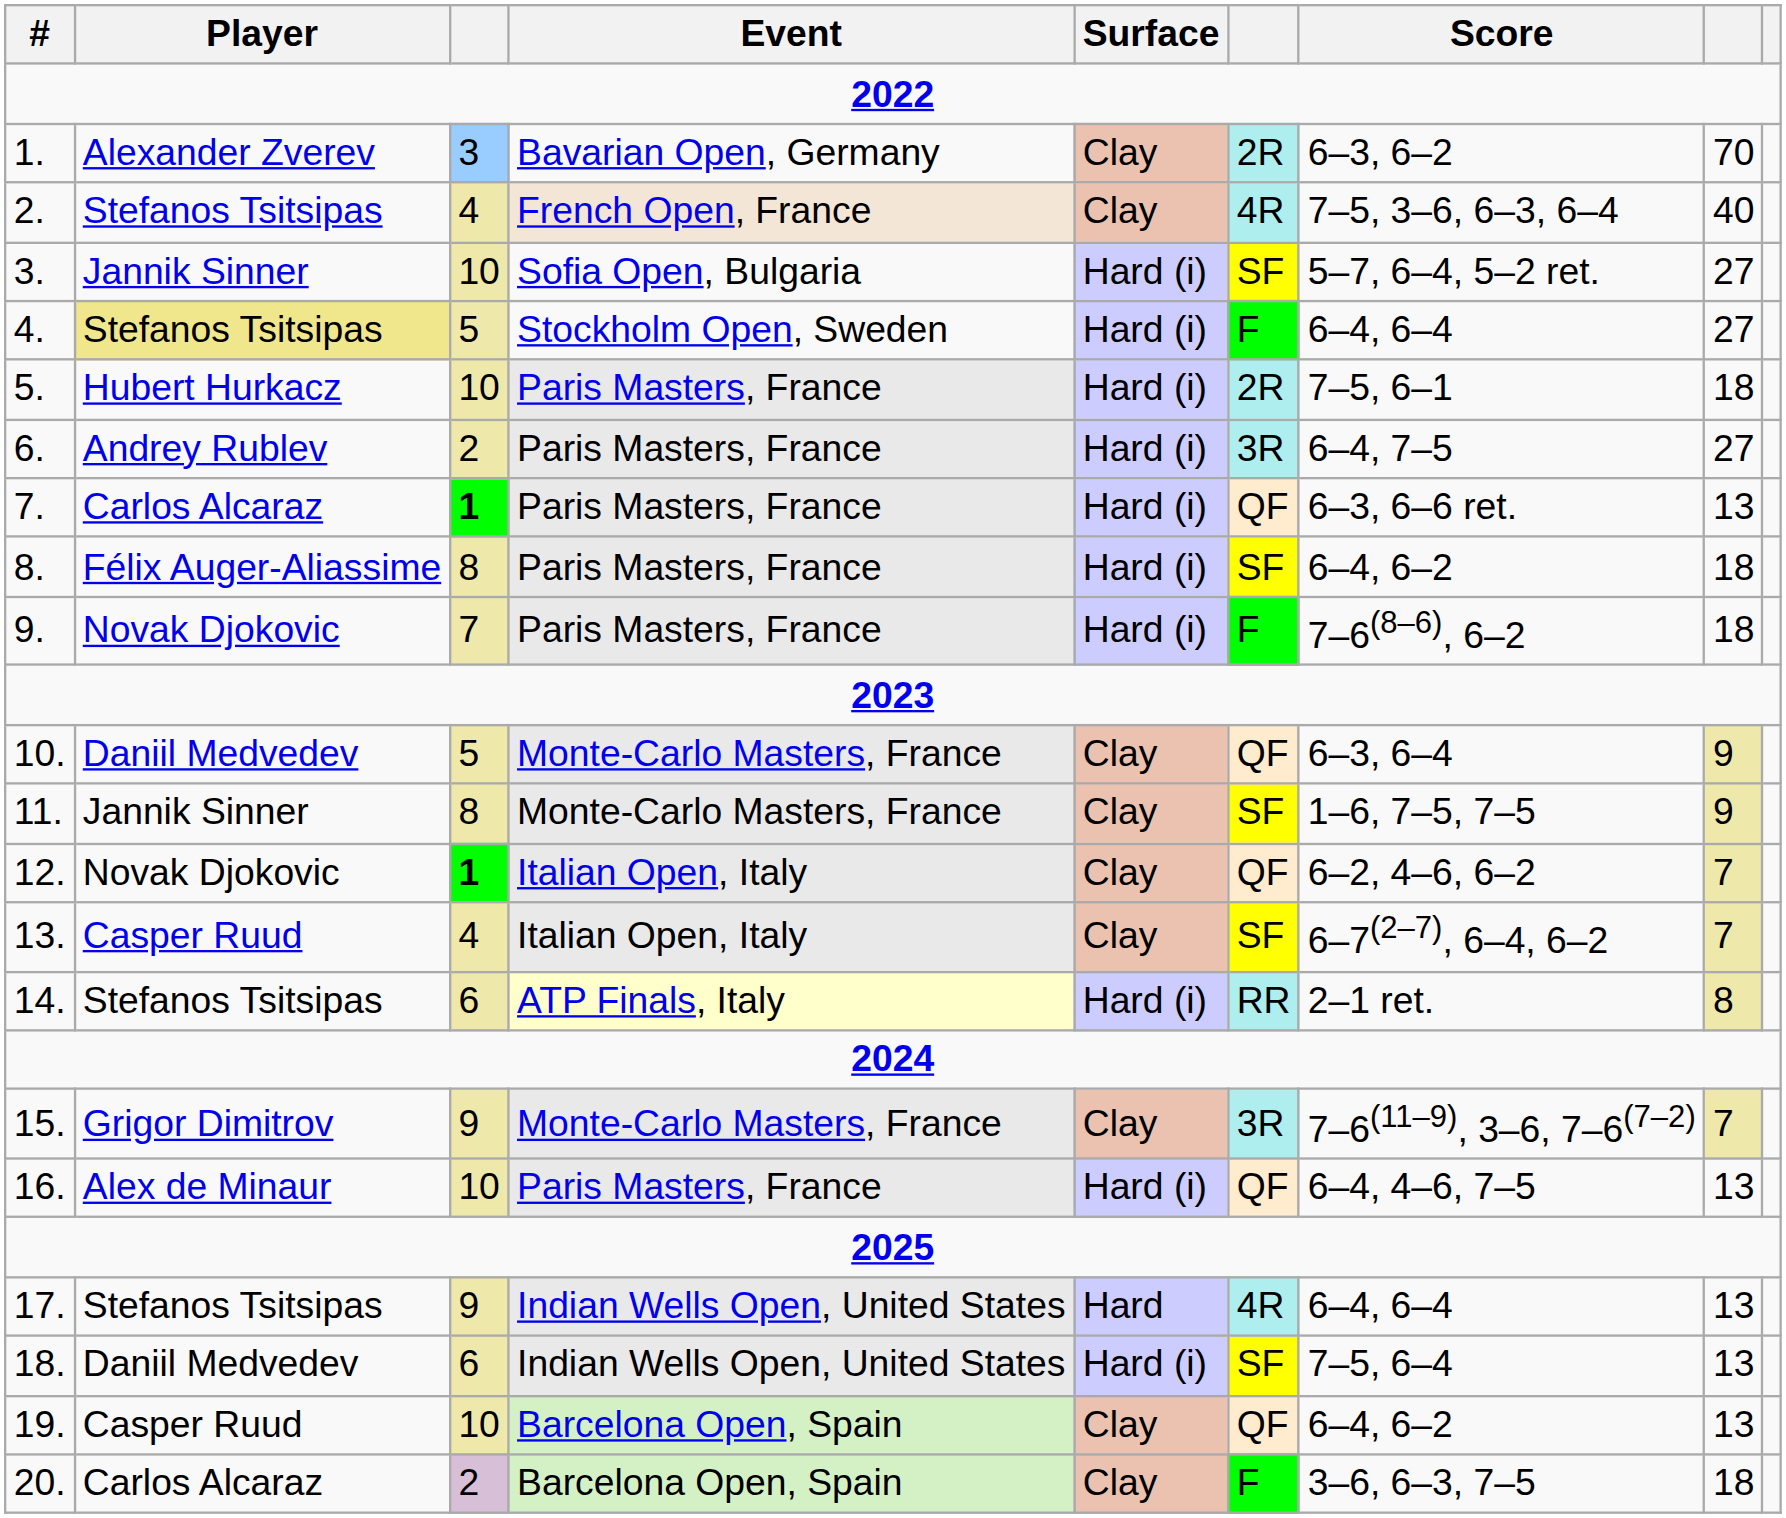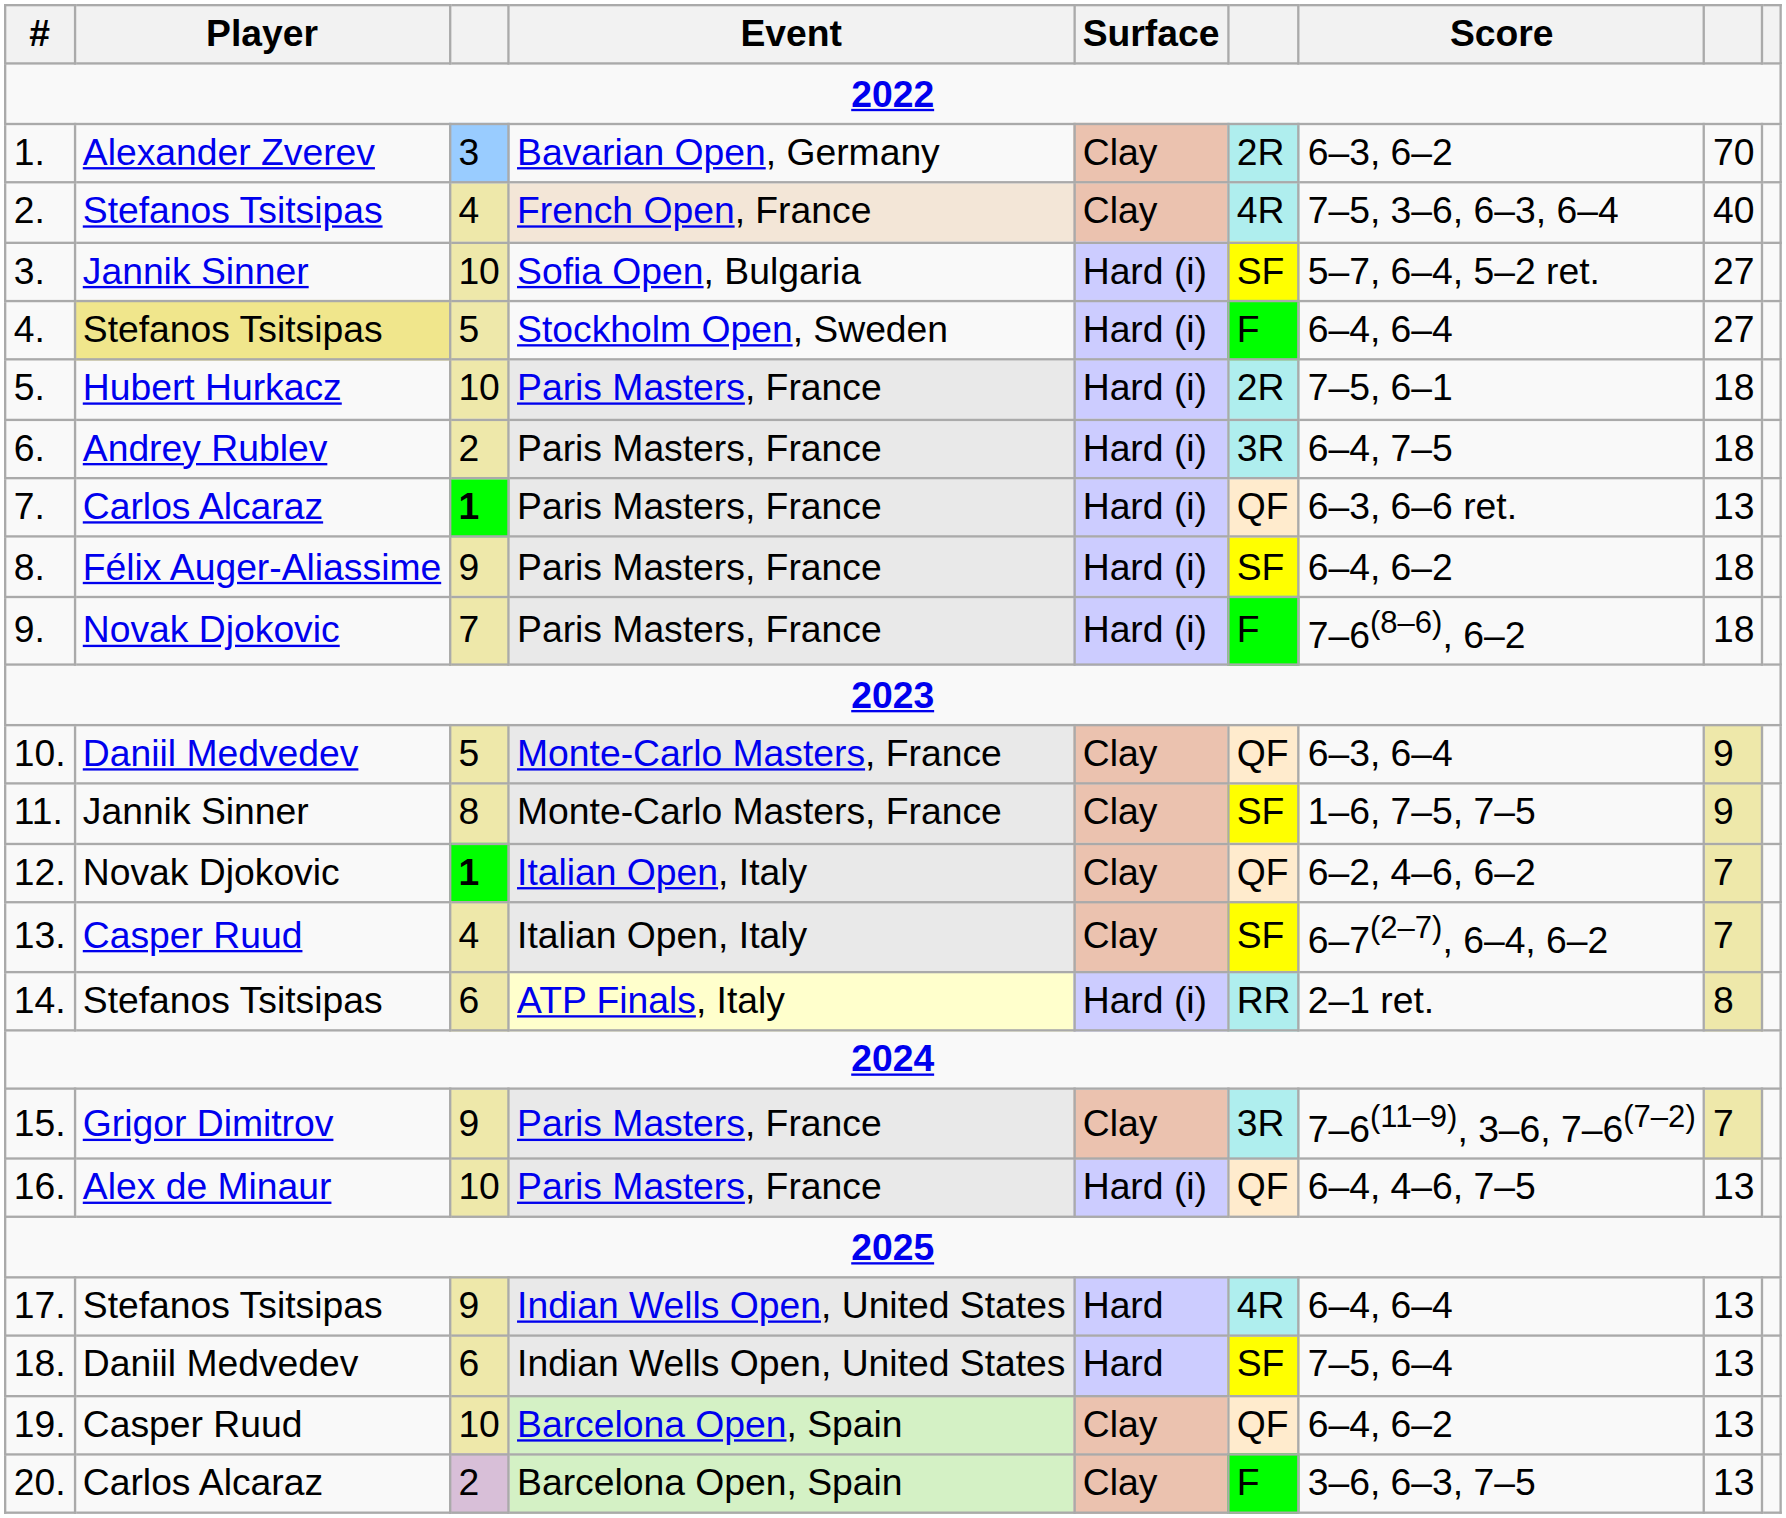(1734, 447) 27 -> (1734, 447) 18
(469, 566) 8 -> (469, 566) 9
(759, 1123) Monte-Carlo Masters, France -> (699, 1123) Paris Masters, France
(1145, 1365) Hard (i) -> (1123, 1365) Hard
(1734, 1483) 18 -> (1734, 1483) 13
